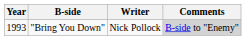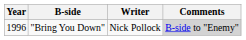(16, 27) 1993 -> (16, 27) 1996
